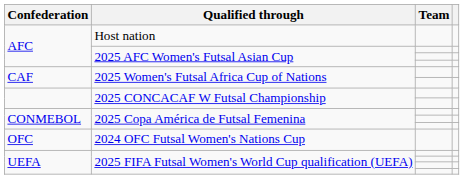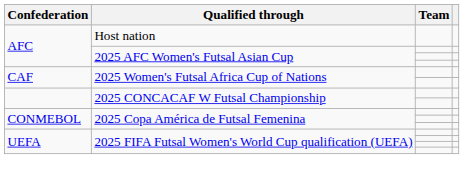- row: (20, 139)
